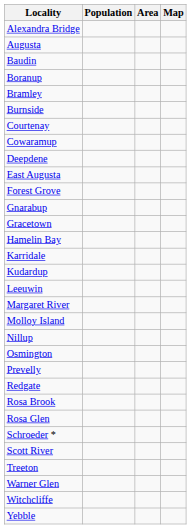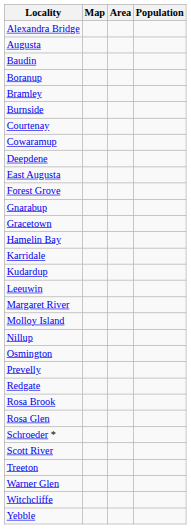columns swapped: (108, 12) <-> (173, 12)
